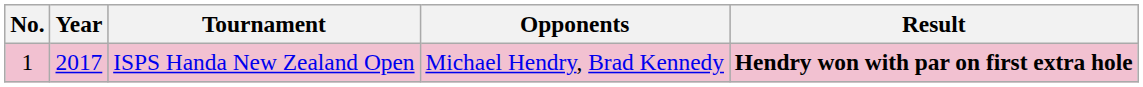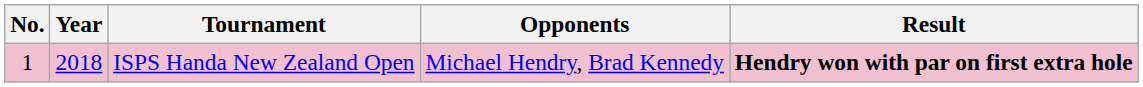(79, 62) 2017 -> (79, 62) 2018
